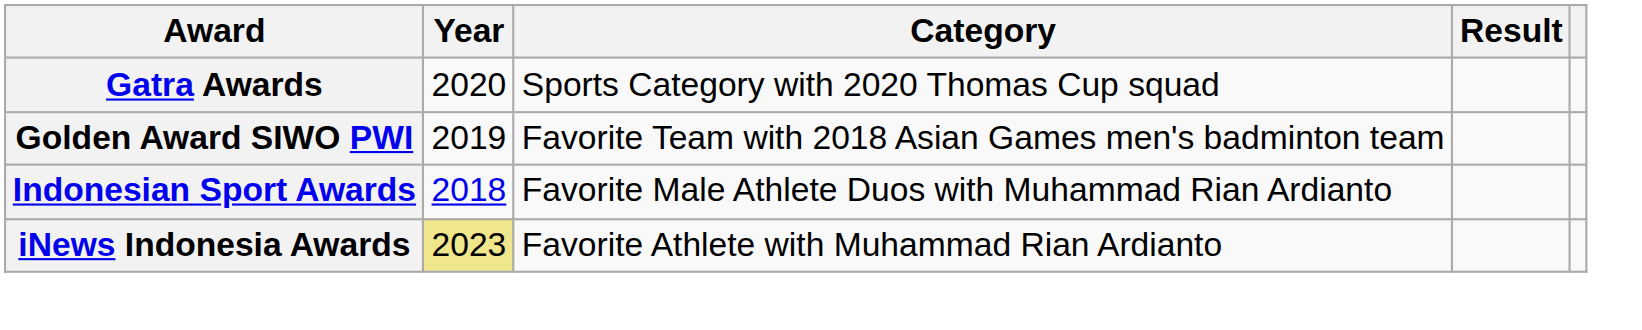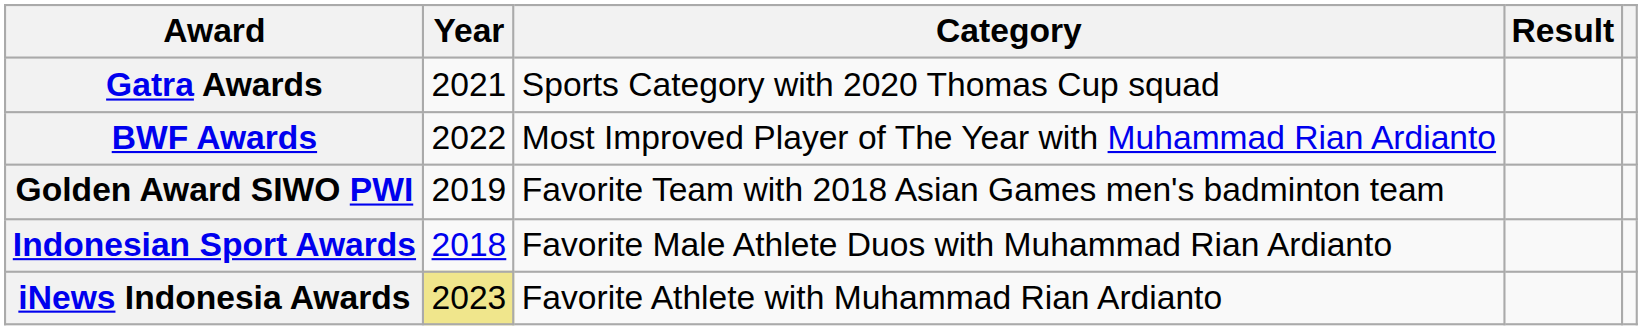(469, 84) 2020 -> (469, 84) 2021
+ row: (214, 137)
